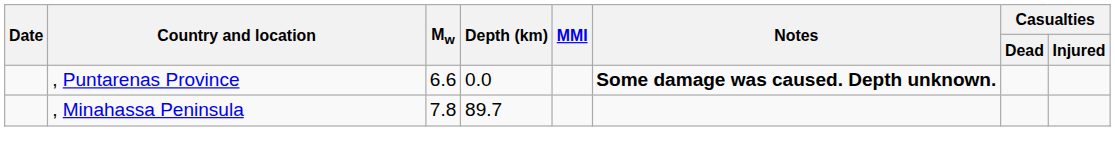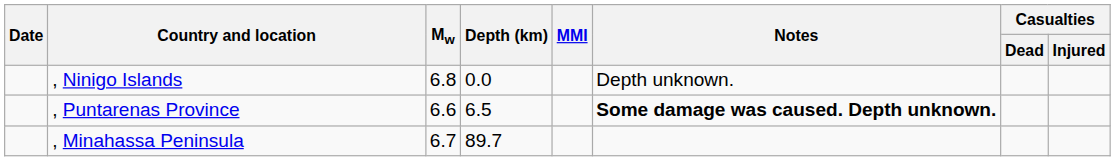+ row: (117, 79)
(478, 79) 0.0 -> (478, 110) 6.5
(443, 110) 7.8 -> (443, 140) 6.7
